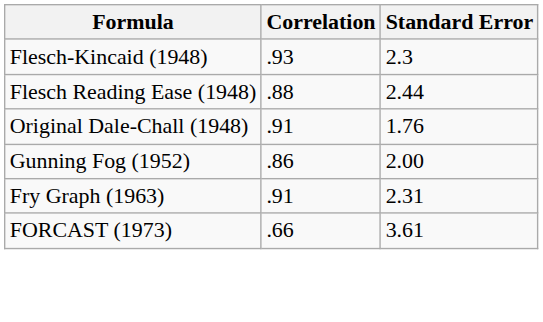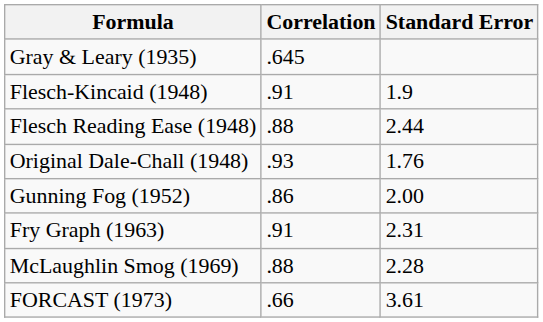+ row: (103, 56)
(280, 56) .93 -> (280, 91) .91
(399, 56) 2.3 -> (399, 91) 1.9
(280, 126) .91 -> (280, 160) .93
+ row: (124, 265)
